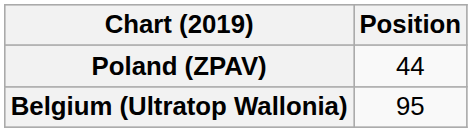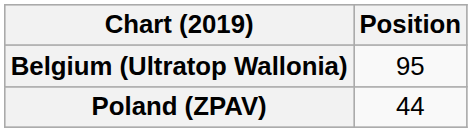rows swapped: (179, 106) <-> (179, 65)
